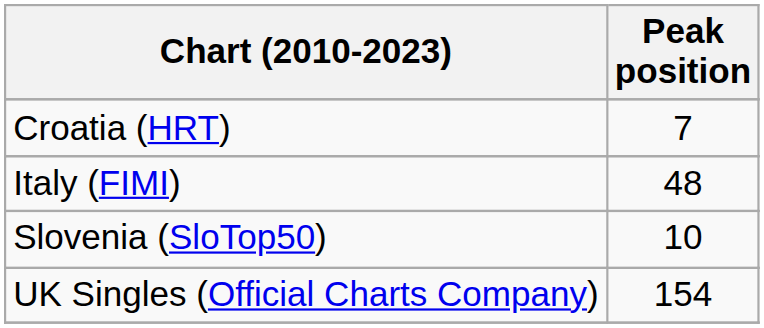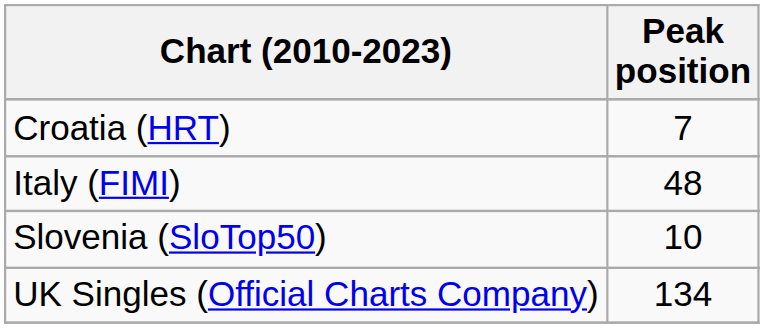(683, 293) 154 -> (683, 293) 134
